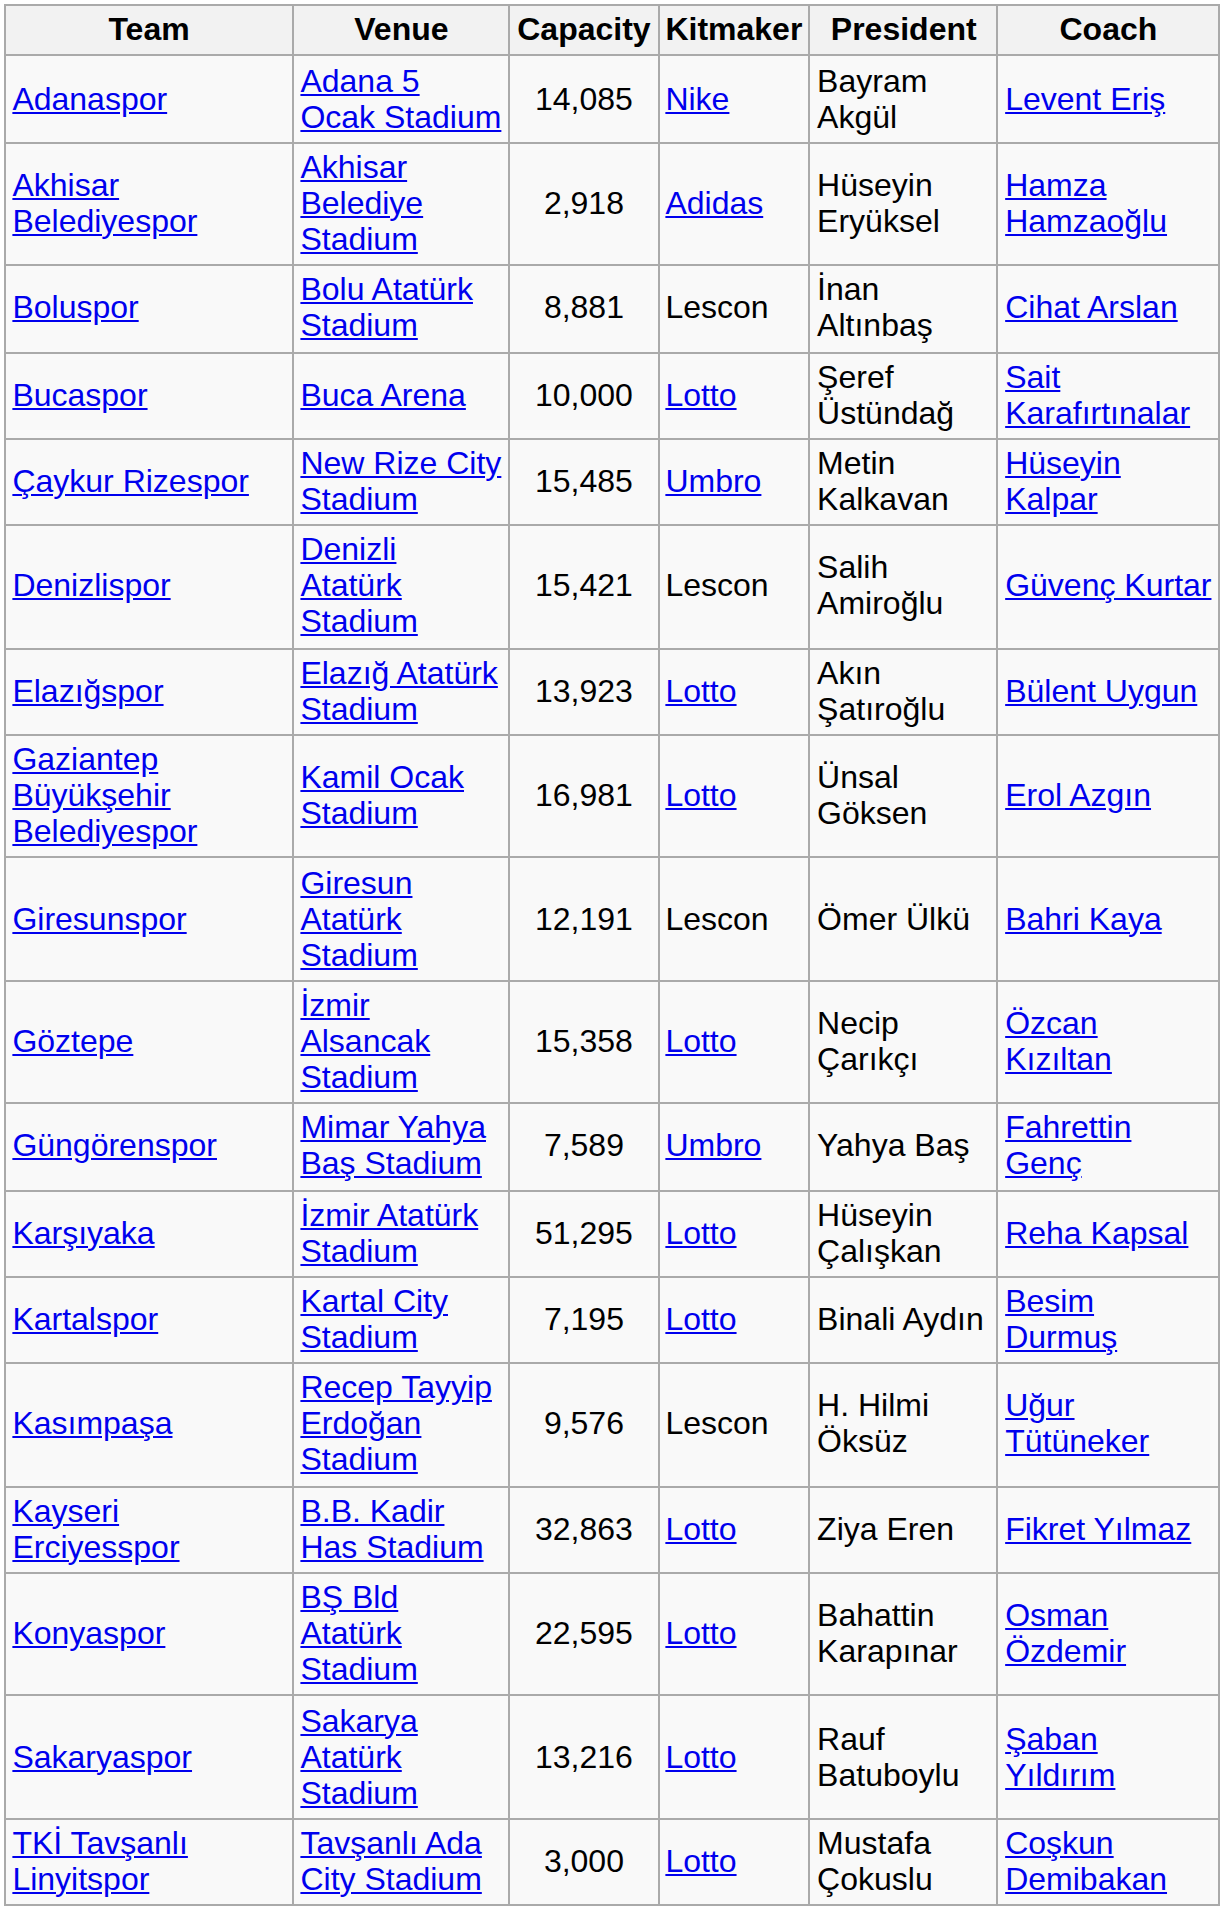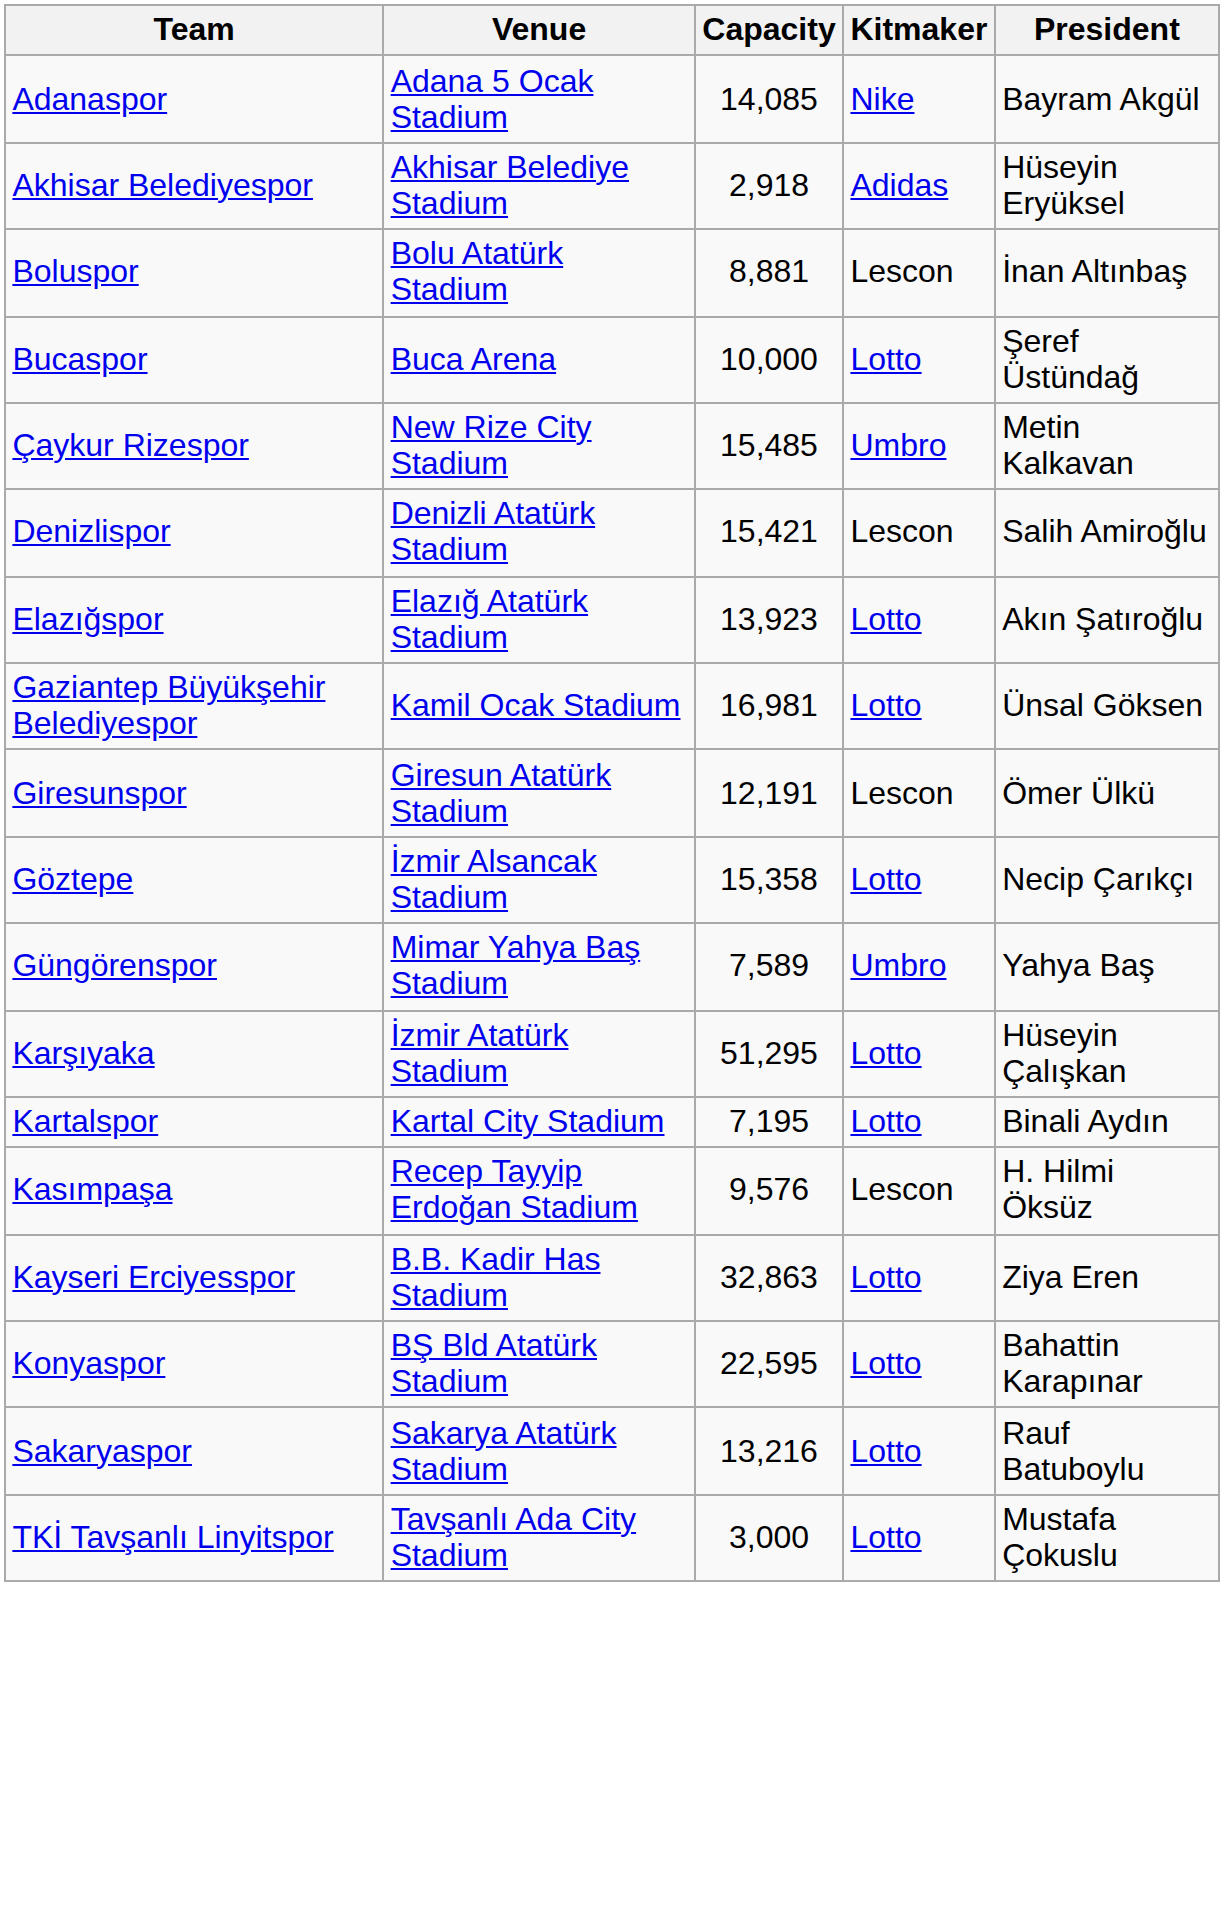- column: (1108, 29)
